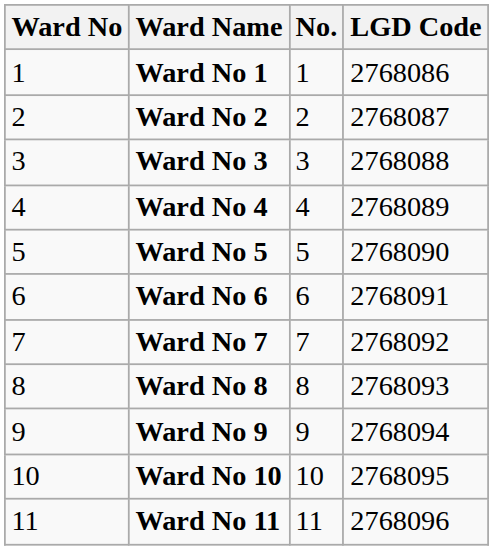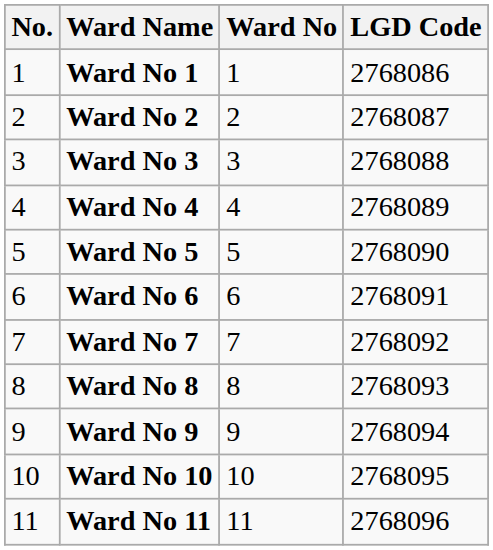columns swapped: (316, 26) <-> (67, 26)
